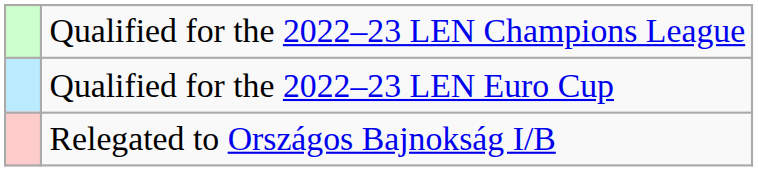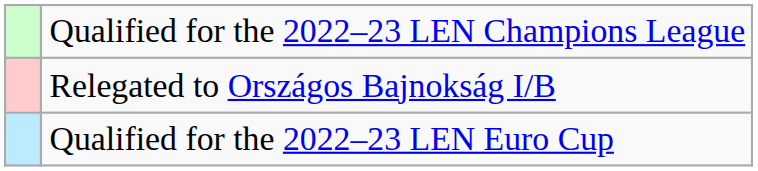rows swapped: (332, 84) <-> (303, 138)
